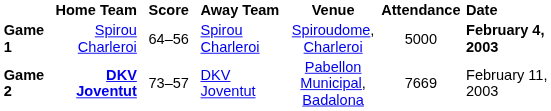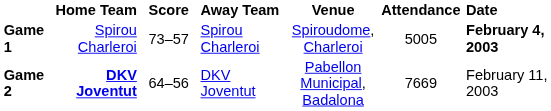(169, 39) 64–56 -> (169, 39) 73–57
(421, 39) 5000 -> (421, 39) 5005
(169, 83) 73–57 -> (169, 83) 64–56
